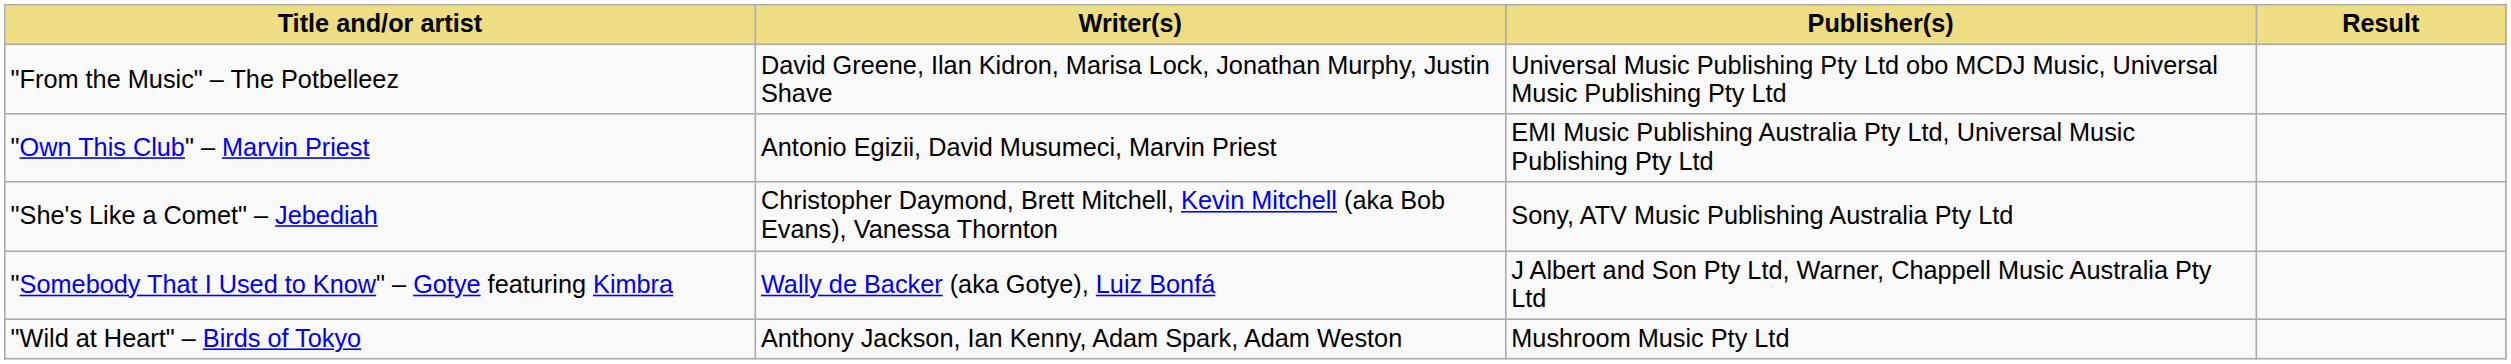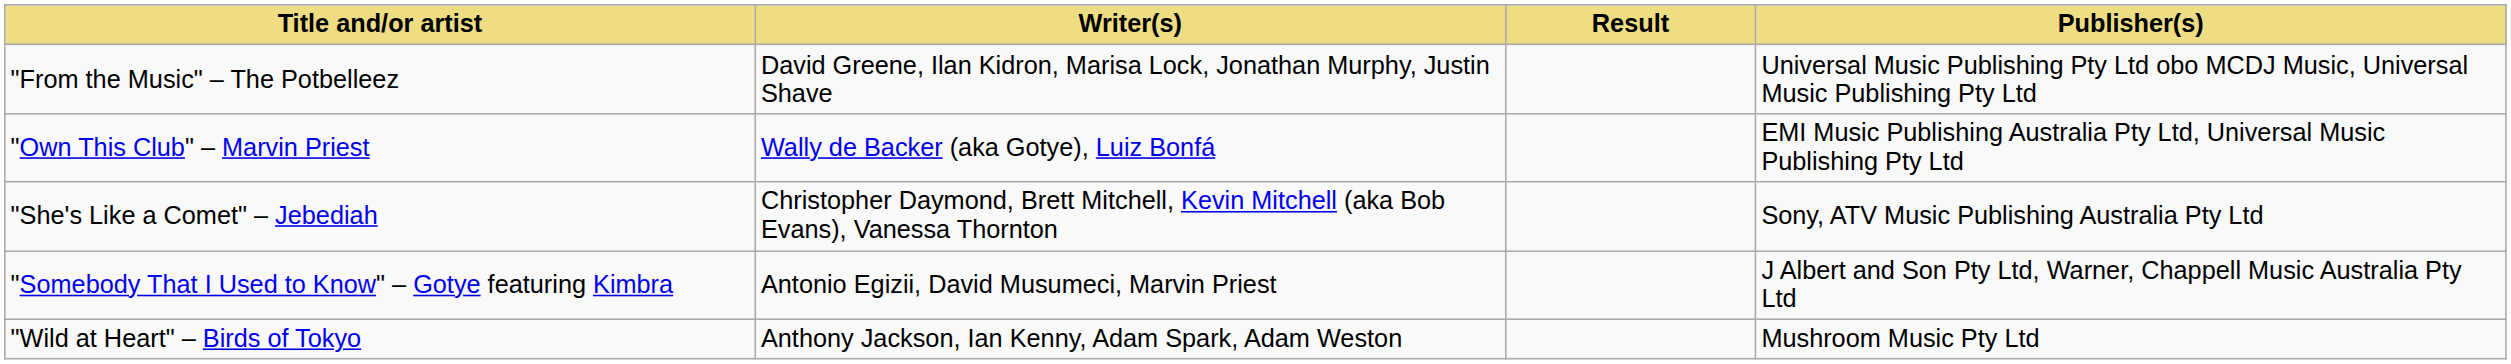columns swapped: (1881, 24) <-> (2381, 24)
(1019, 147) Antonio Egizii, David Musumeci, Marvin Priest -> (988, 147) Wally de Backer (aka Gotye), Luiz Bonfá
(988, 284) Wally de Backer (aka Gotye), Luiz Bonfá -> (1019, 284) Antonio Egizii, David Musumeci, Marvin Priest
